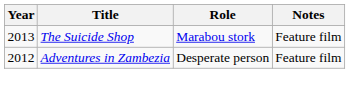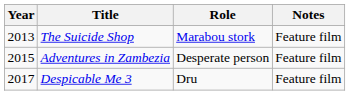(21, 57) 2012 -> (21, 57) 2015
+ row: (86, 79)
